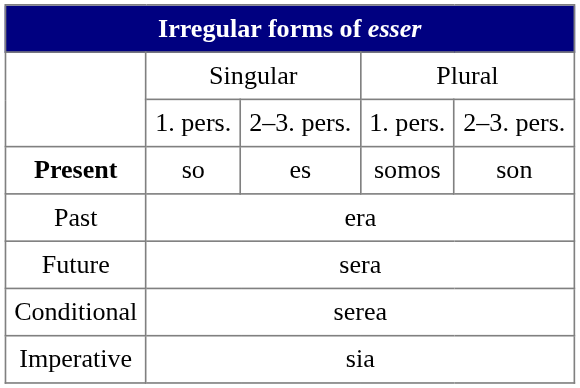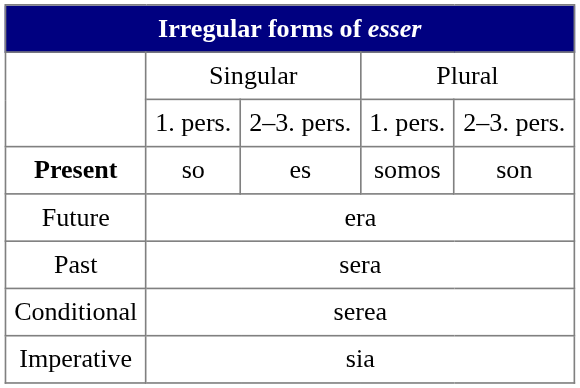(76, 217) Past -> (76, 217) Future
(76, 264) Future -> (76, 264) Past
